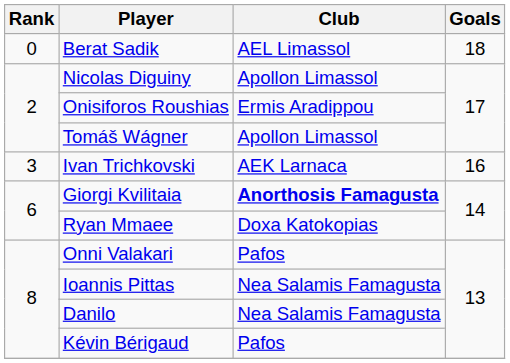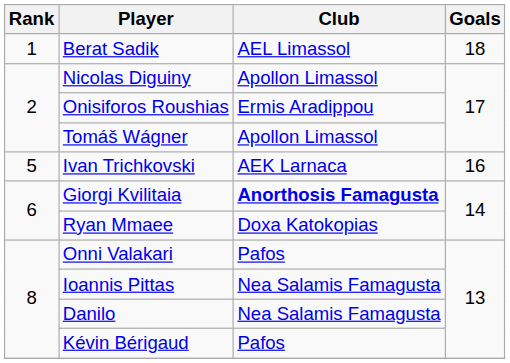(32, 48) 0 -> (32, 48) 1
(32, 166) 3 -> (32, 166) 5
